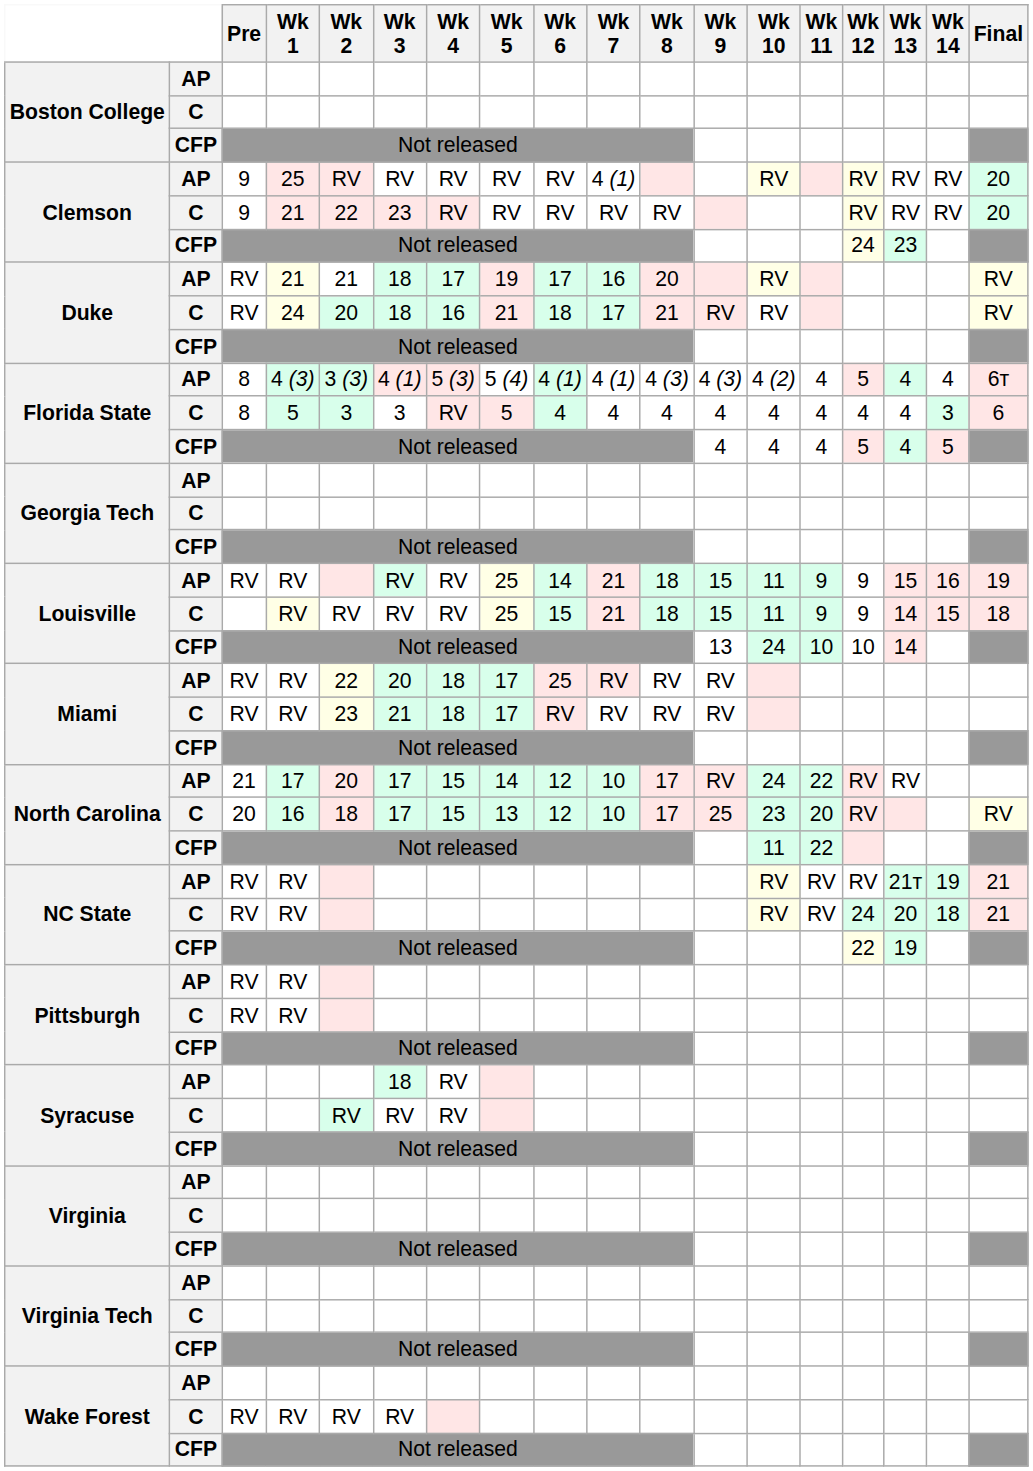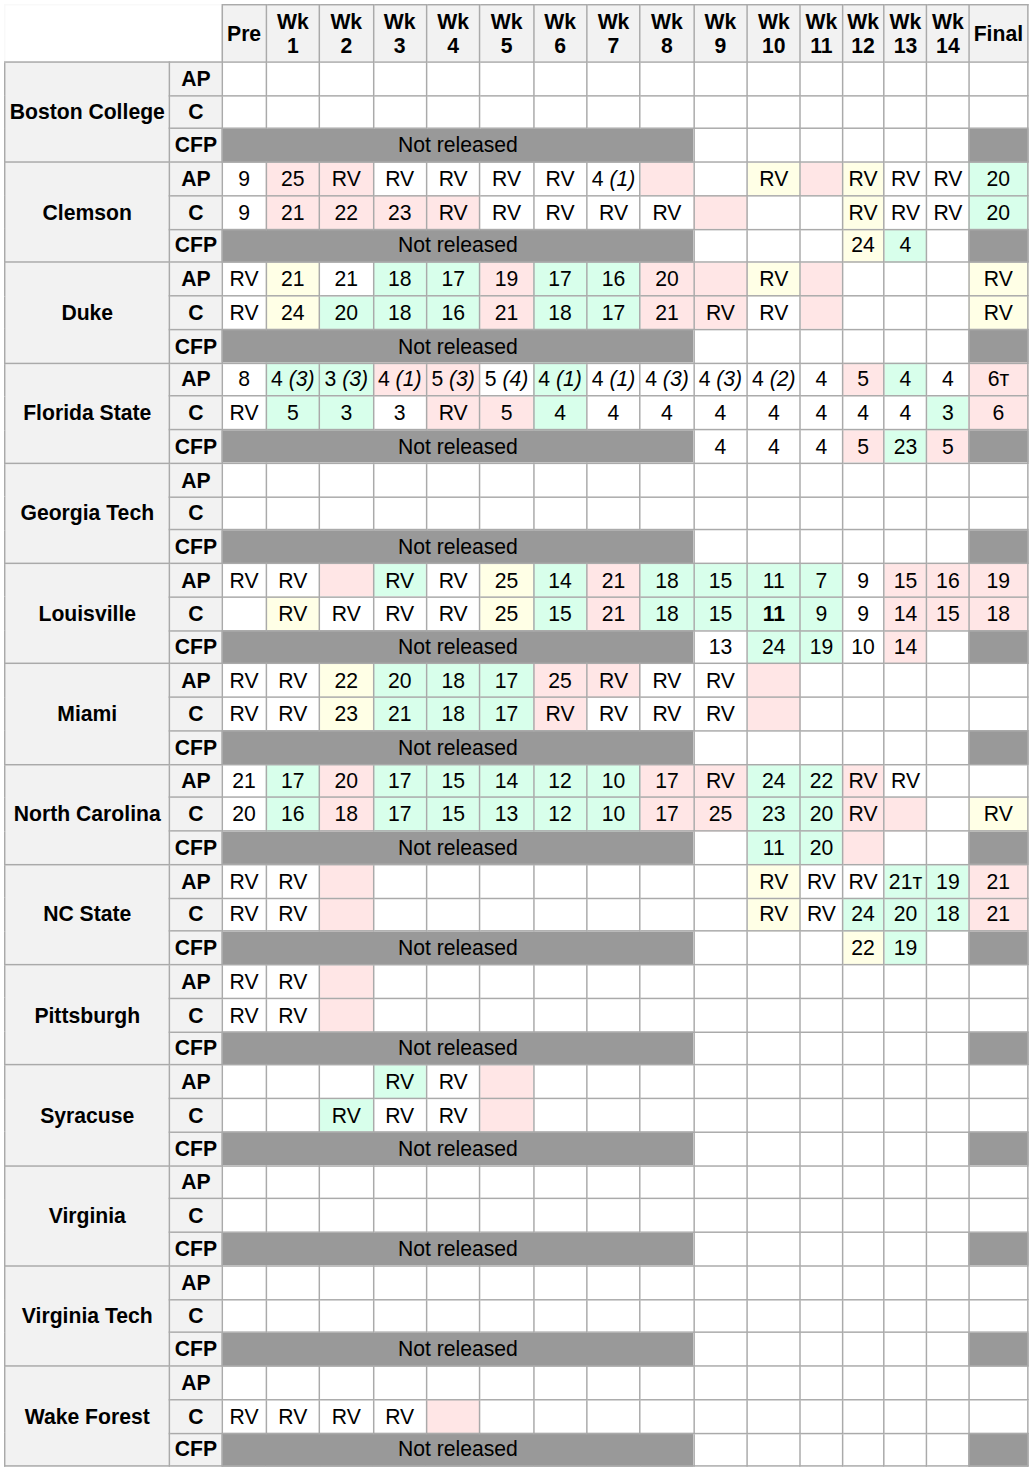(905, 246) 23 -> (905, 246) 4
(244, 413) 8 -> (244, 413) RV
(905, 447) 4 -> (905, 447) 23
(821, 580) 9 -> (821, 580) 7
(774, 614) normal -> (774, 614) bold
(821, 647) 10 -> (821, 647) 19
(821, 848) 22 -> (821, 848) 20
(400, 1082) 18 -> (400, 1082) RV
